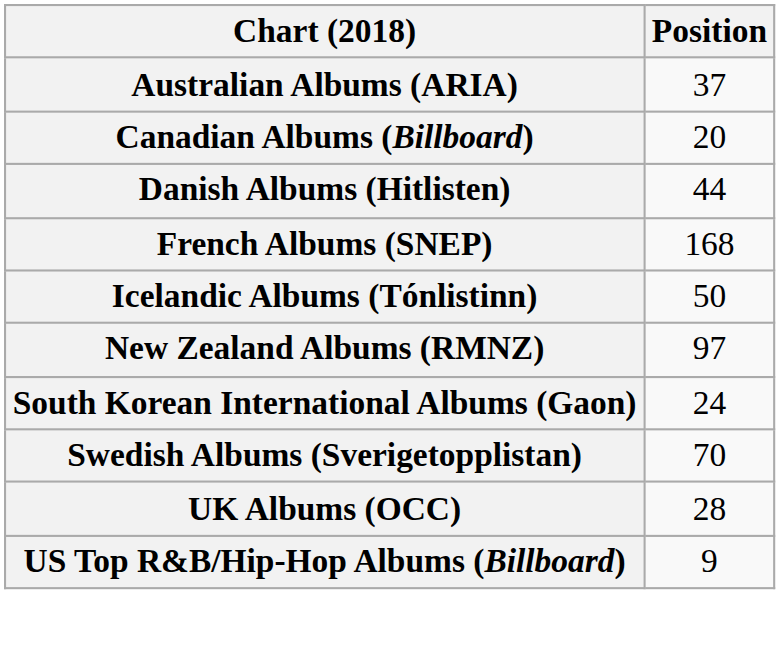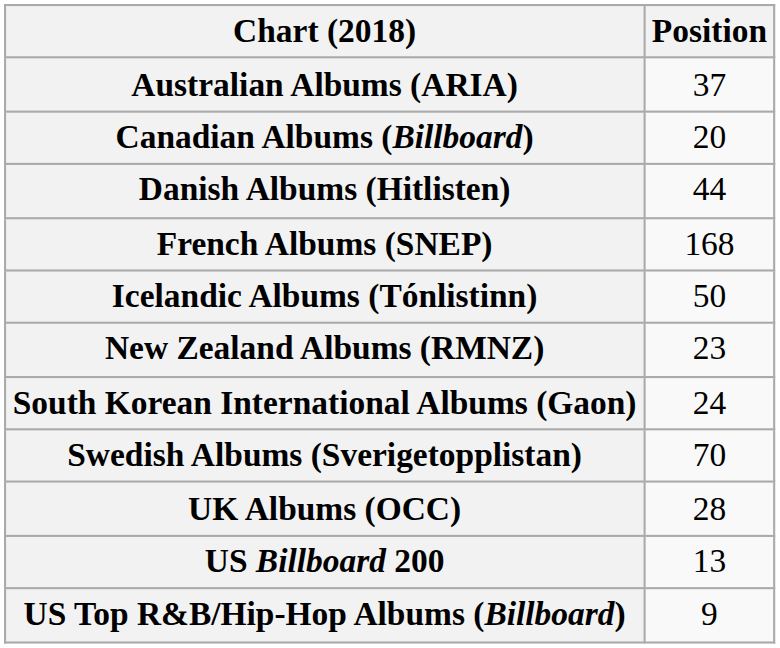(709, 349) 97 -> (709, 349) 23
+ row: (325, 561)
